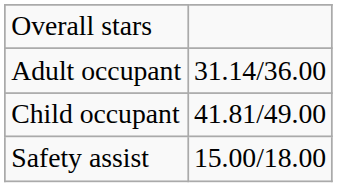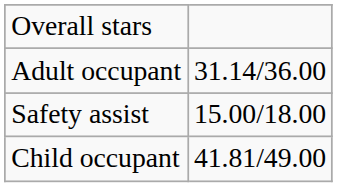rows swapped: (95, 114) <-> (80, 158)
